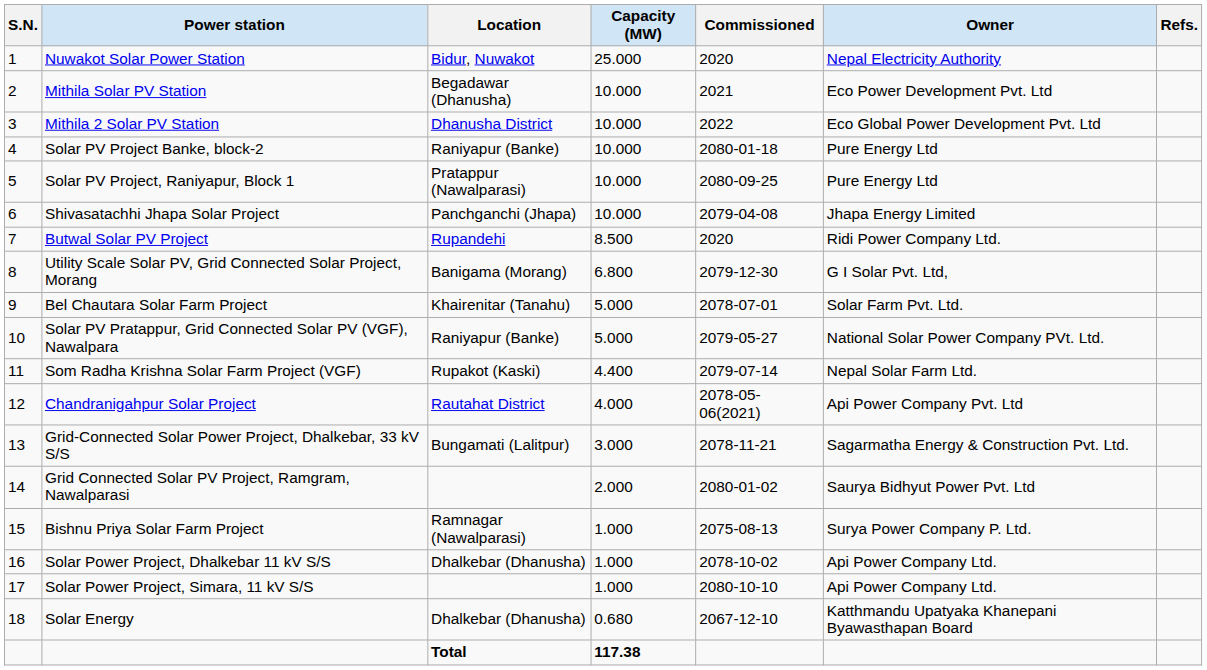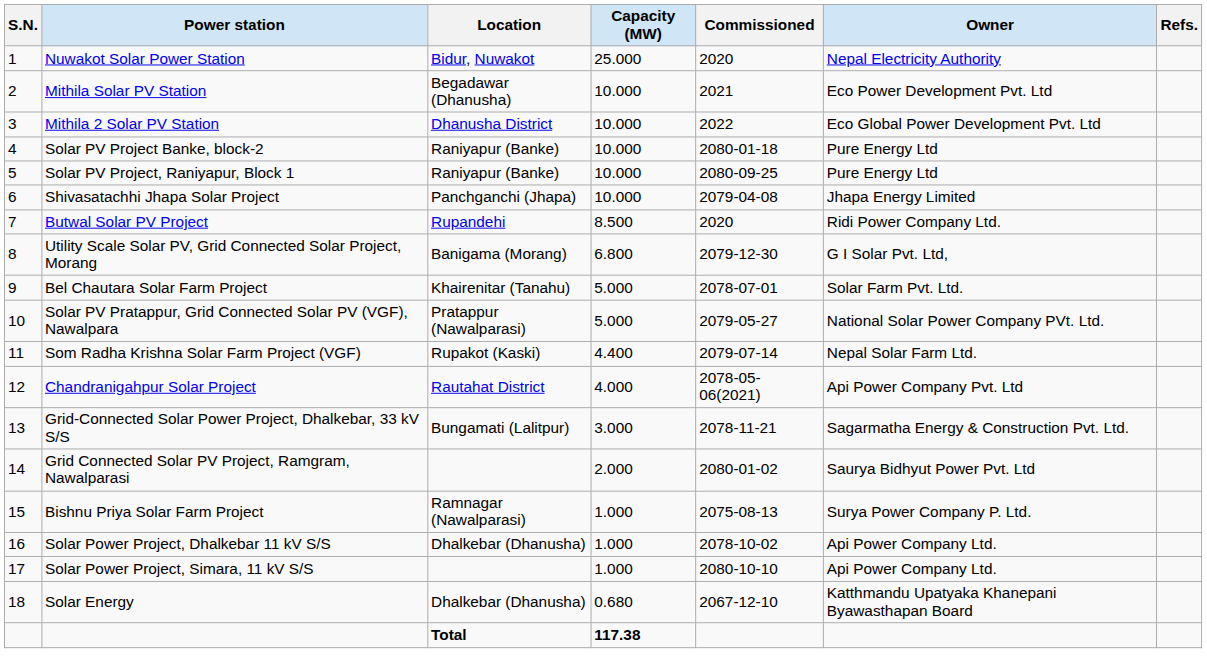(478, 181) Pratappur (Nawalparasi) -> (495, 173) Raniyapur (Banke)
(495, 338) Raniyapur (Banke) -> (478, 320) Pratappur (Nawalparasi)
